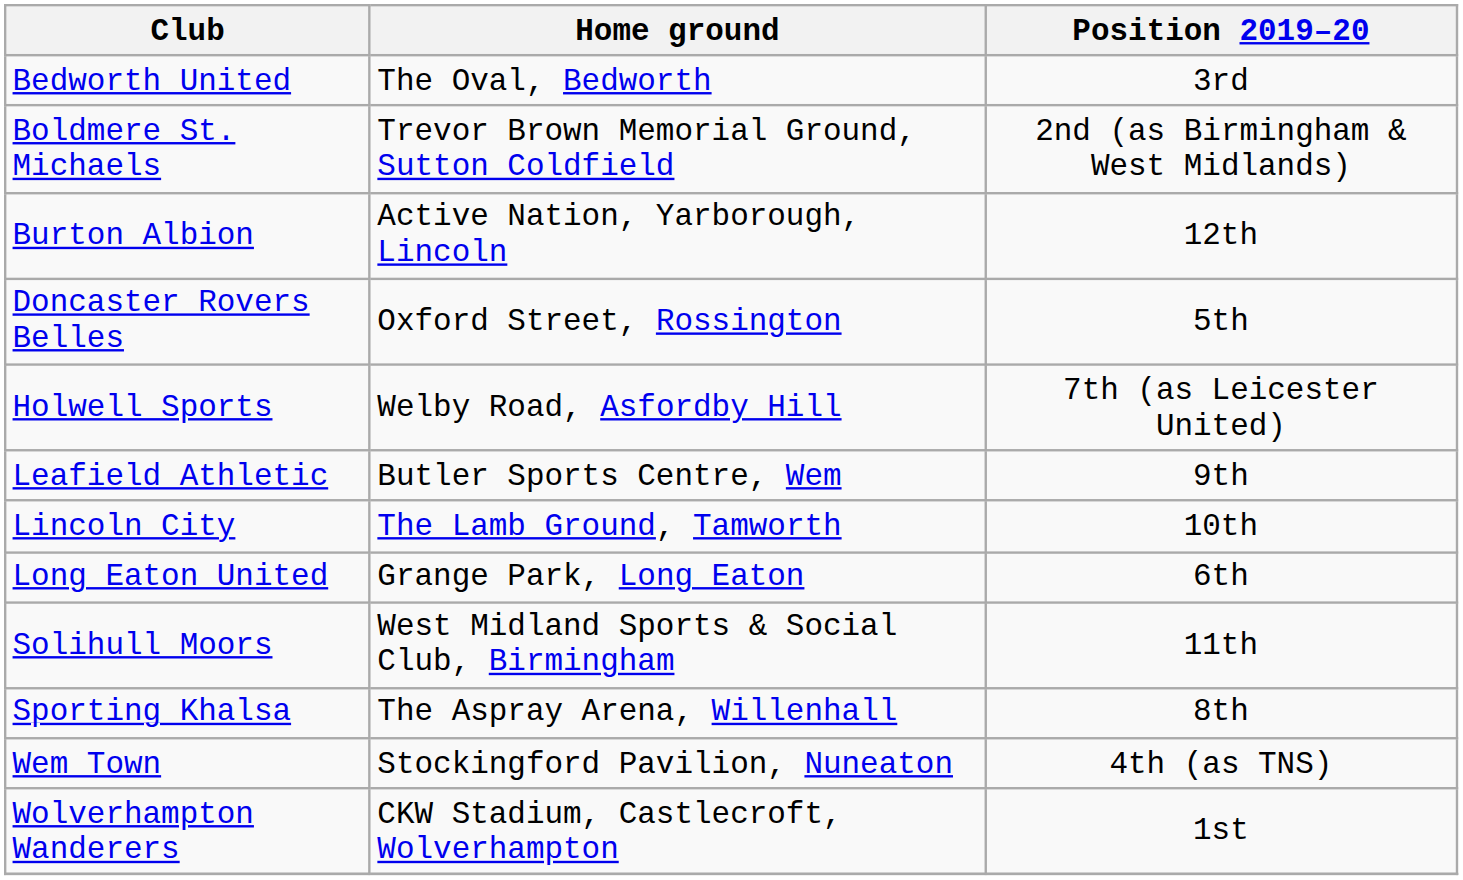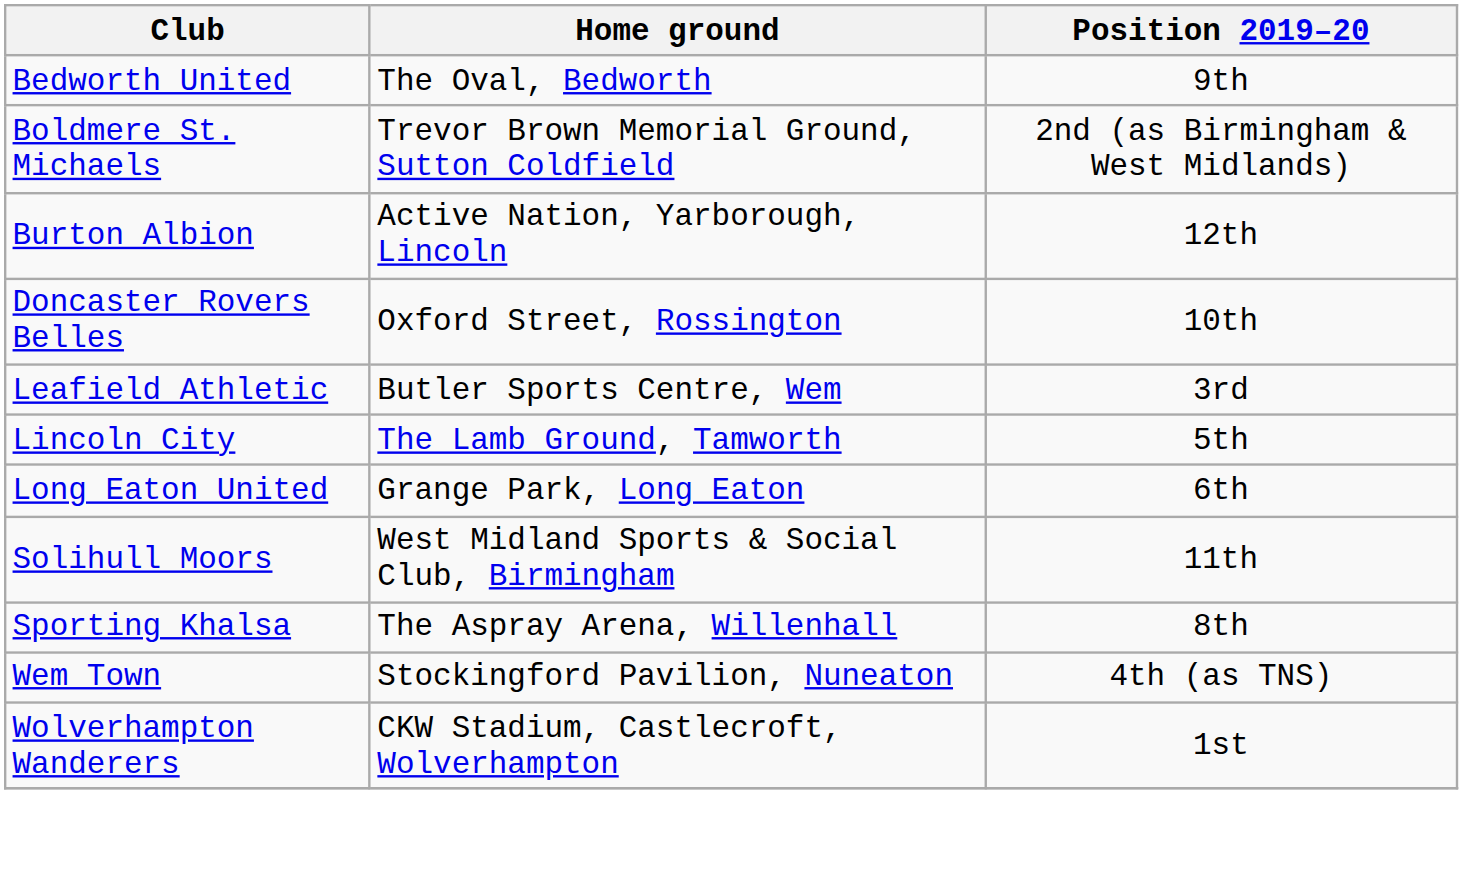(1221, 81) 3rd -> (1221, 81) 9th
(1221, 321) 5th -> (1221, 321) 10th
- row: (143, 407)
(1221, 476) 9th -> (1221, 390) 3rd
(1221, 526) 10th -> (1221, 440) 5th
